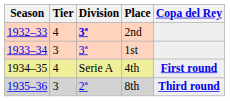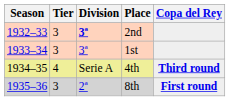(56, 31) 4 -> (56, 31) 3
(189, 68) First round -> (189, 68) Third round
(189, 86) Third round -> (189, 86) First round
